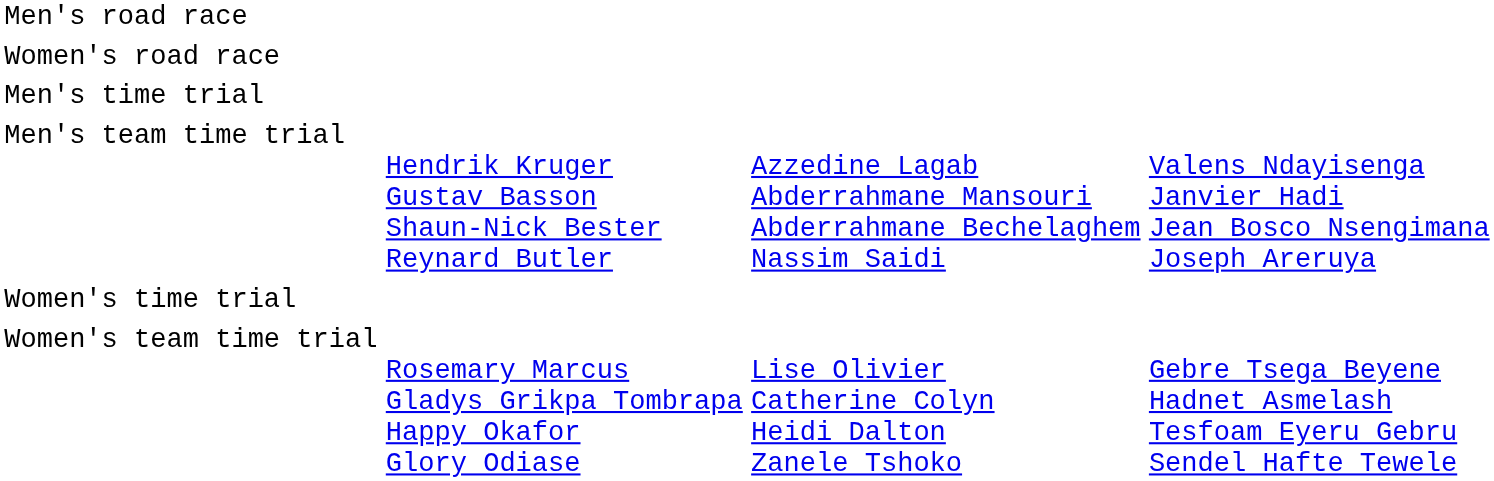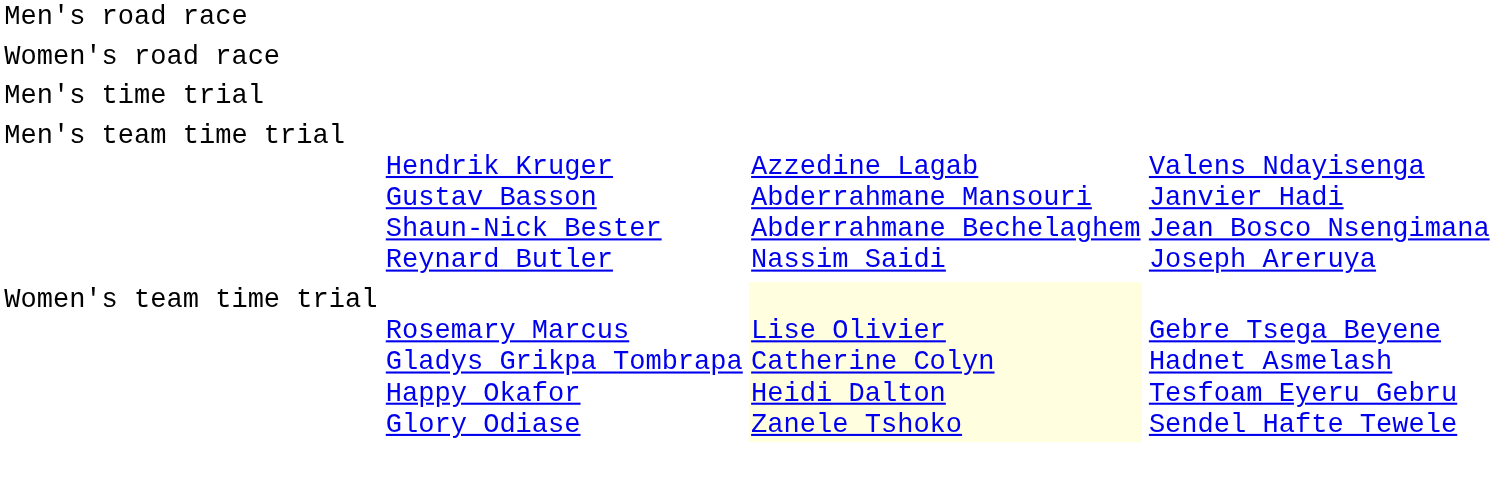- row: (150, 300)
(873, 417) no background -> (873, 378) lightyellow background
